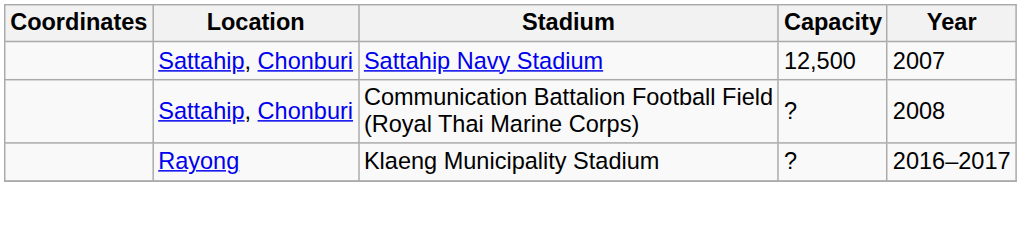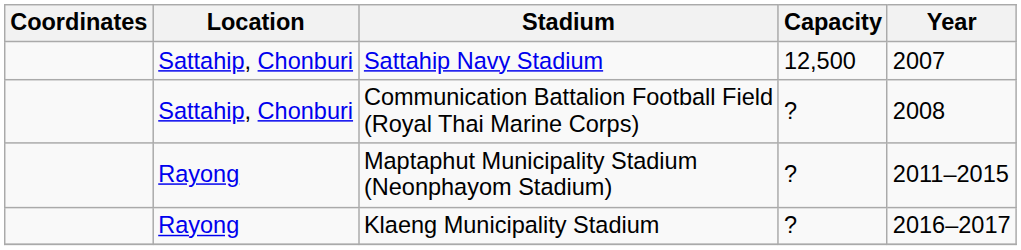+ row: (531, 174)
